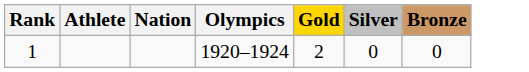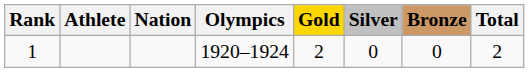+ column: (497, 20)
